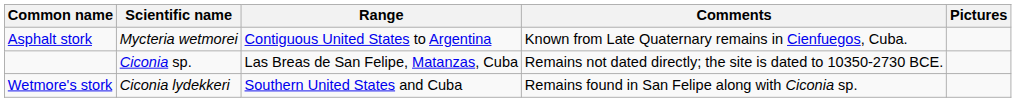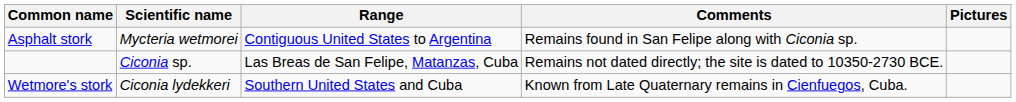(716, 39) Known from Late Quaternary remains in Cienfuegos, Cuba. -> (691, 39) Remains found in San Felipe along with Ciconia sp.
(691, 85) Remains found in San Felipe along with Ciconia sp. -> (716, 85) Known from Late Quaternary remains in Cienfuegos, Cuba.
